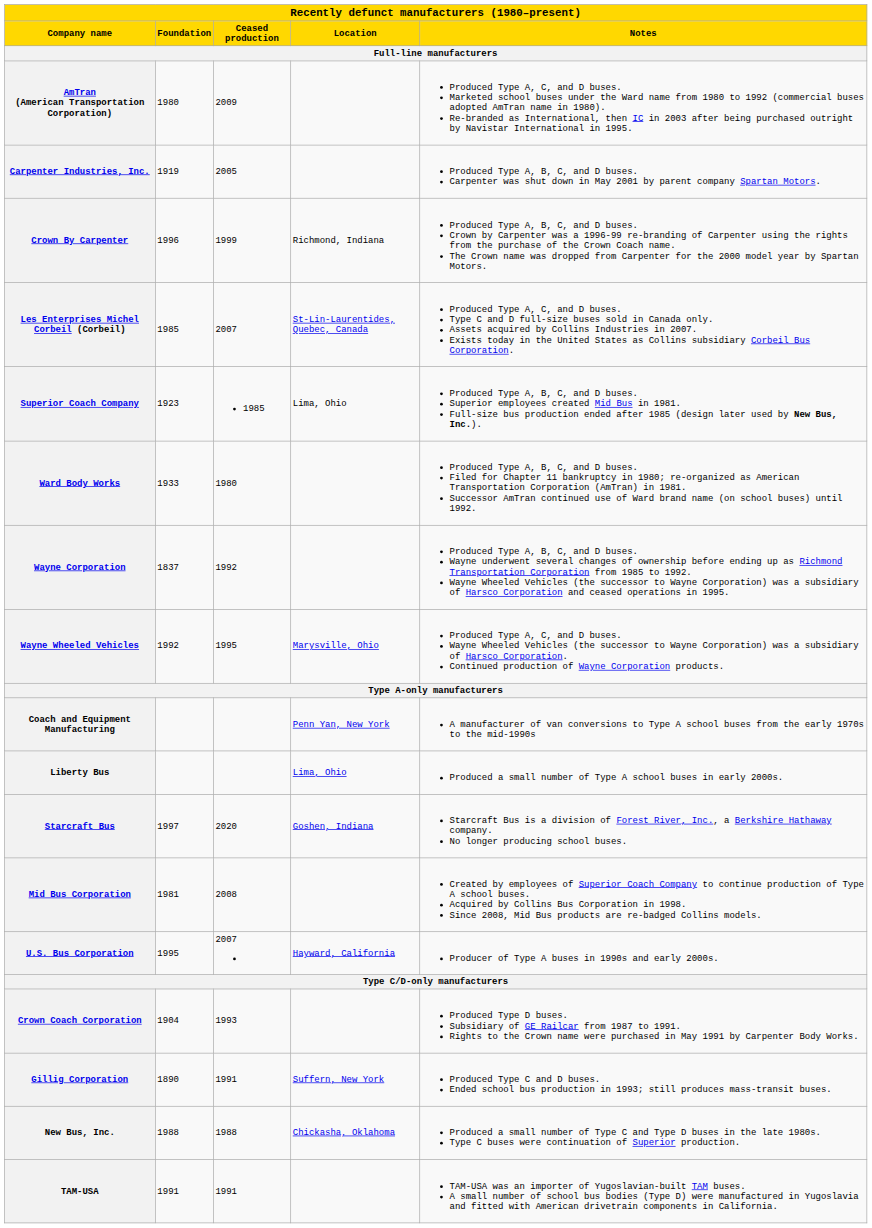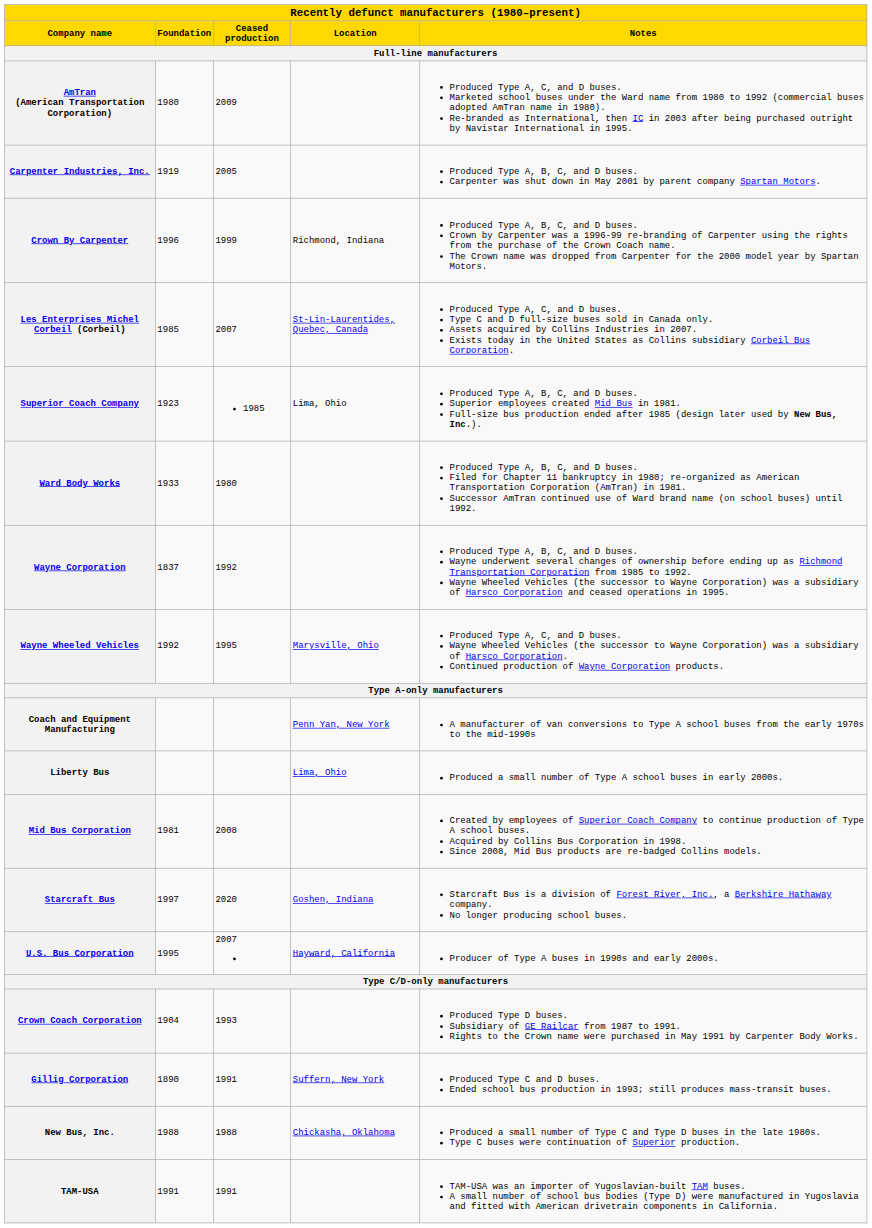rows swapped: (80, 895) <-> (80, 826)
